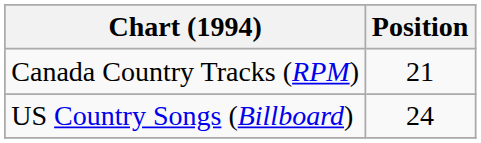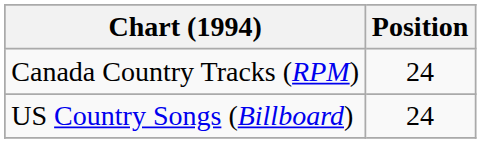(420, 71) 21 -> (420, 71) 24
